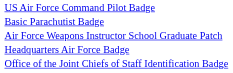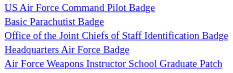rows swapped: (116, 64) <-> (113, 36)
